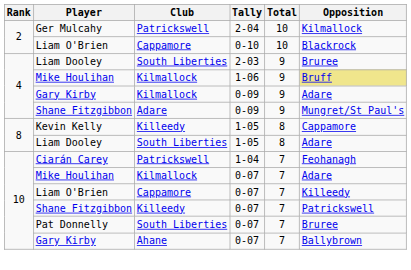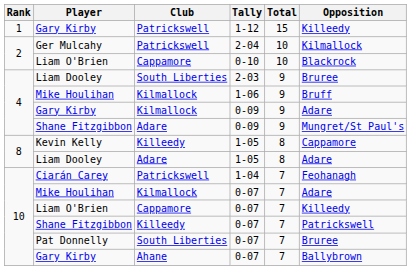+ row: (66, 29)
(317, 78) khaki background -> (317, 94) no background
(182, 143) South Liberties -> (152, 159) Adare
